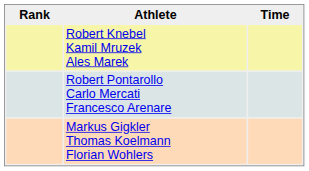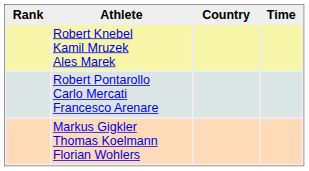+ column: (226, 15)
